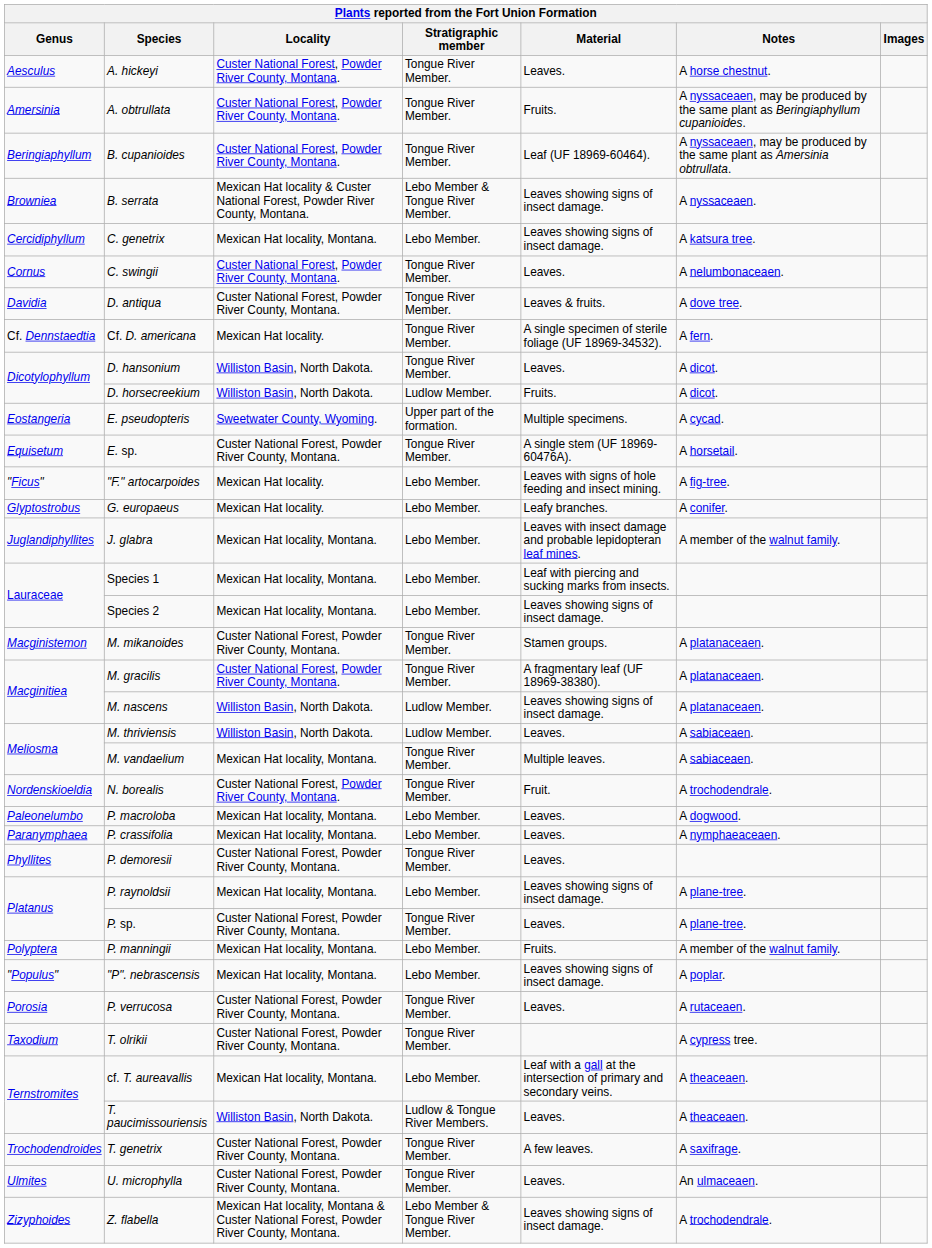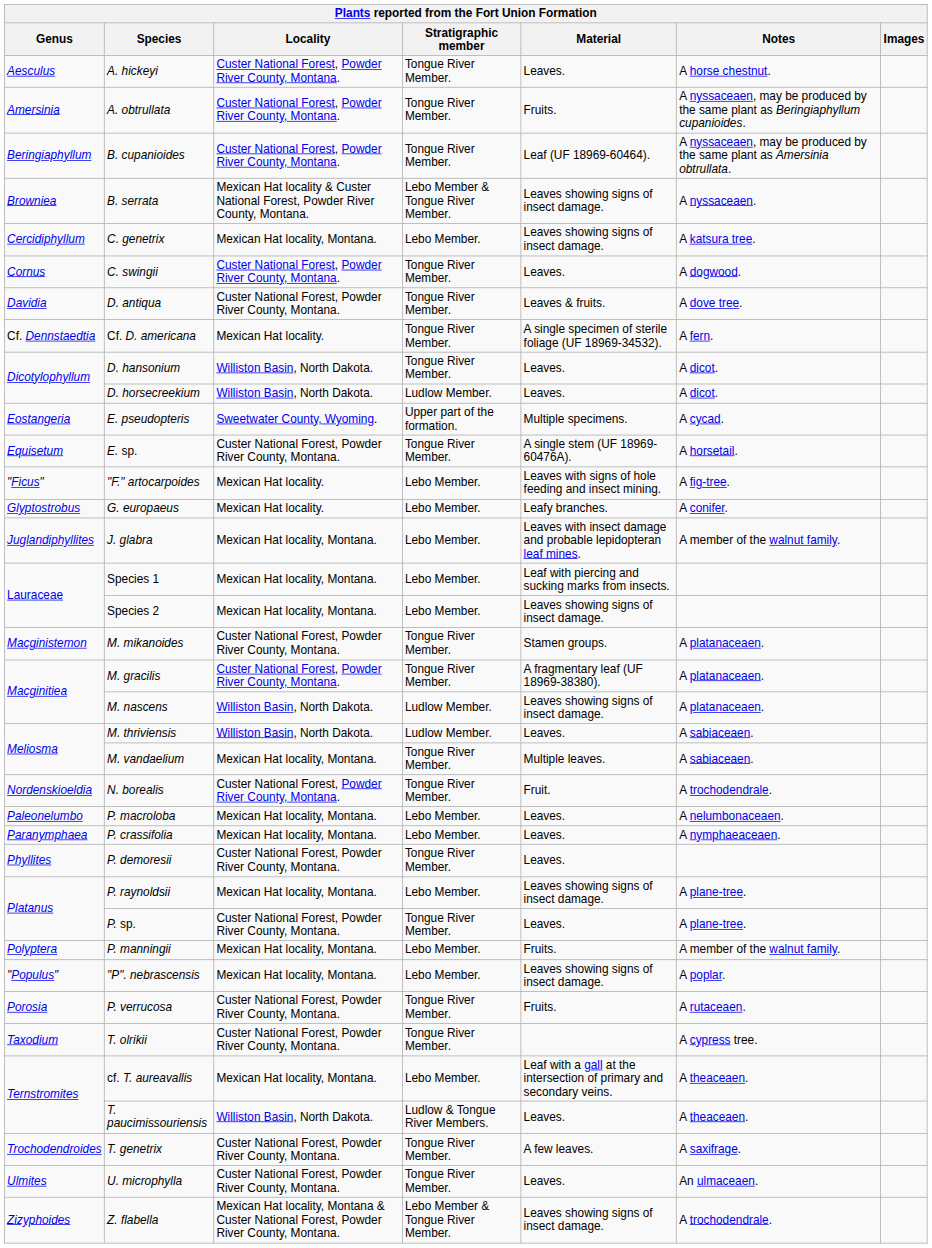(732, 271) A nelumbonaceaen. -> (710, 271) A dogwood.
(540, 393) Fruits. -> (544, 393) Leaves.
(710, 816) A dogwood. -> (732, 816) A nelumbonaceaen.
(544, 1007) Leaves. -> (540, 1007) Fruits.
